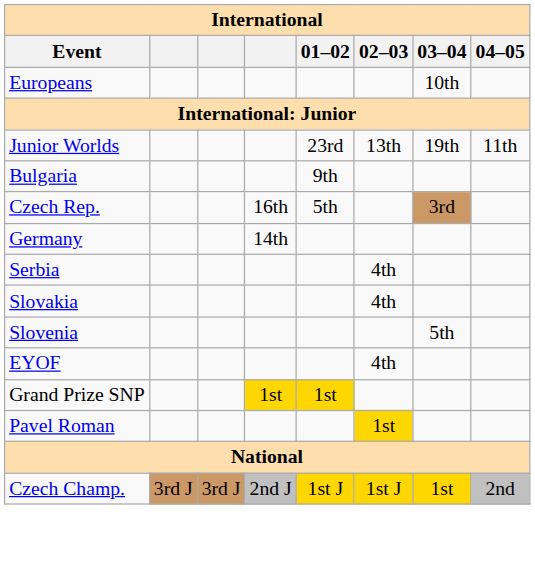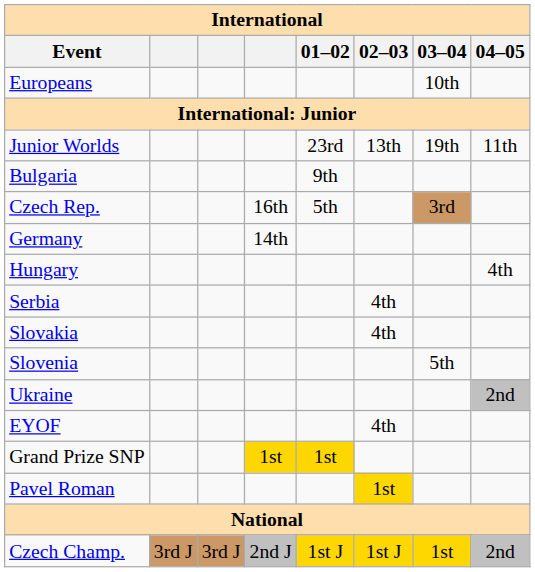+ row: (44, 269)
+ row: (41, 394)
